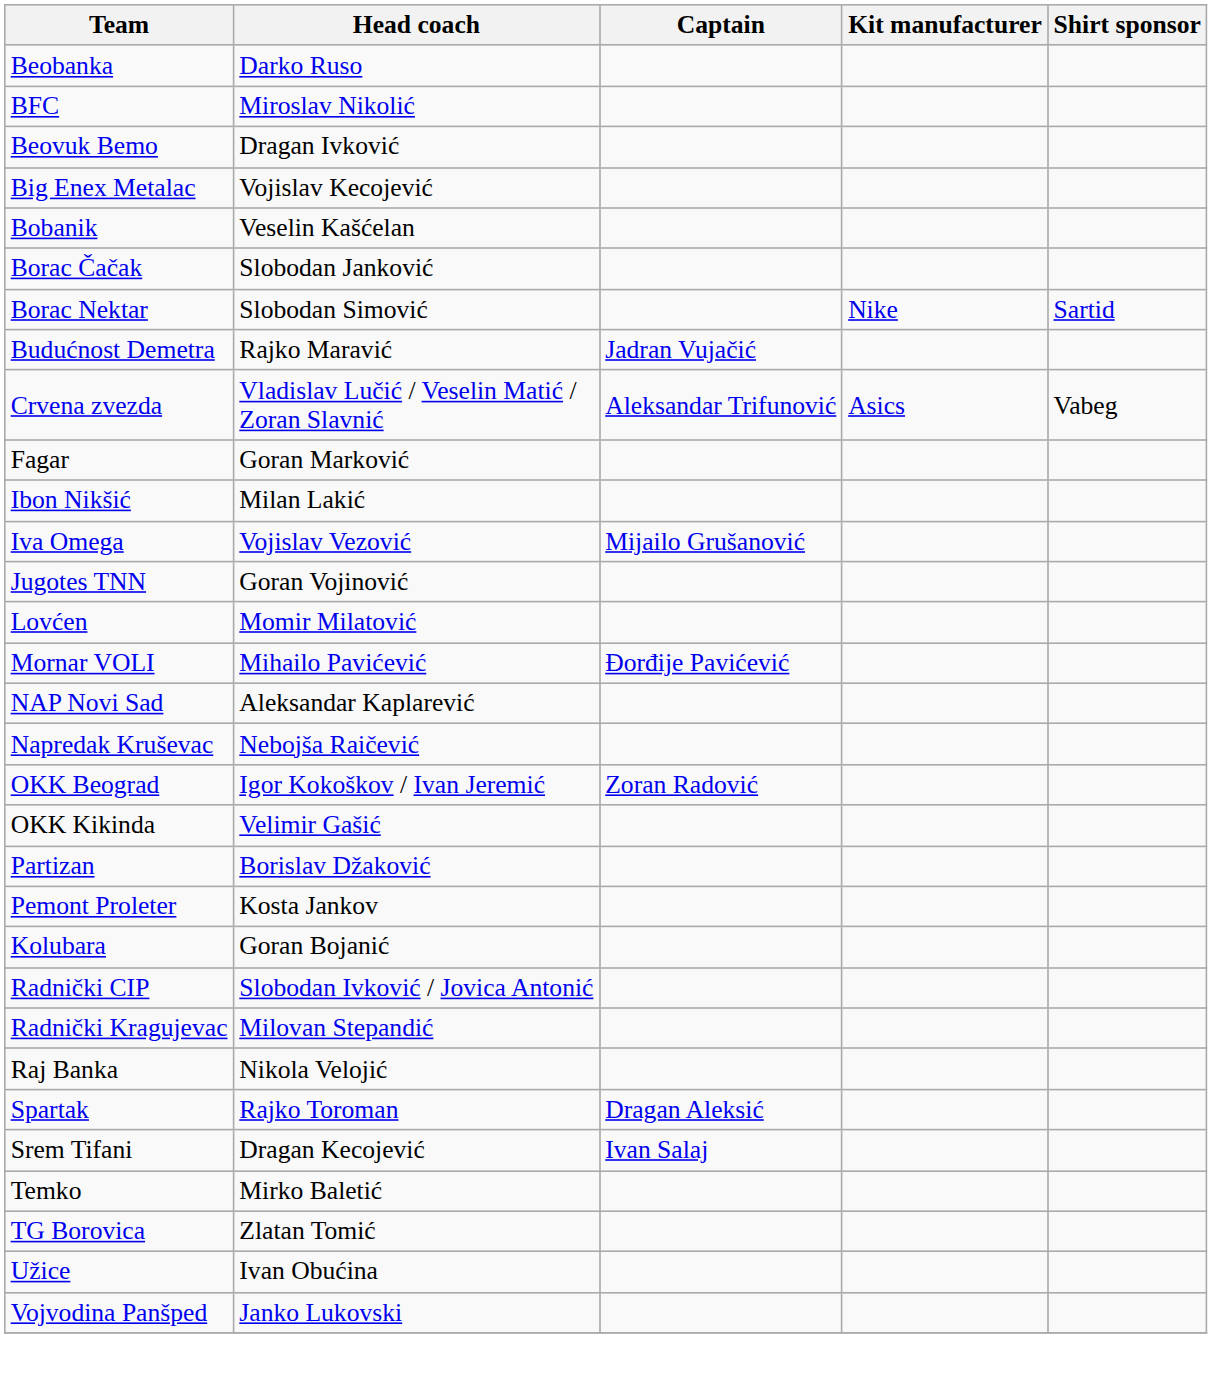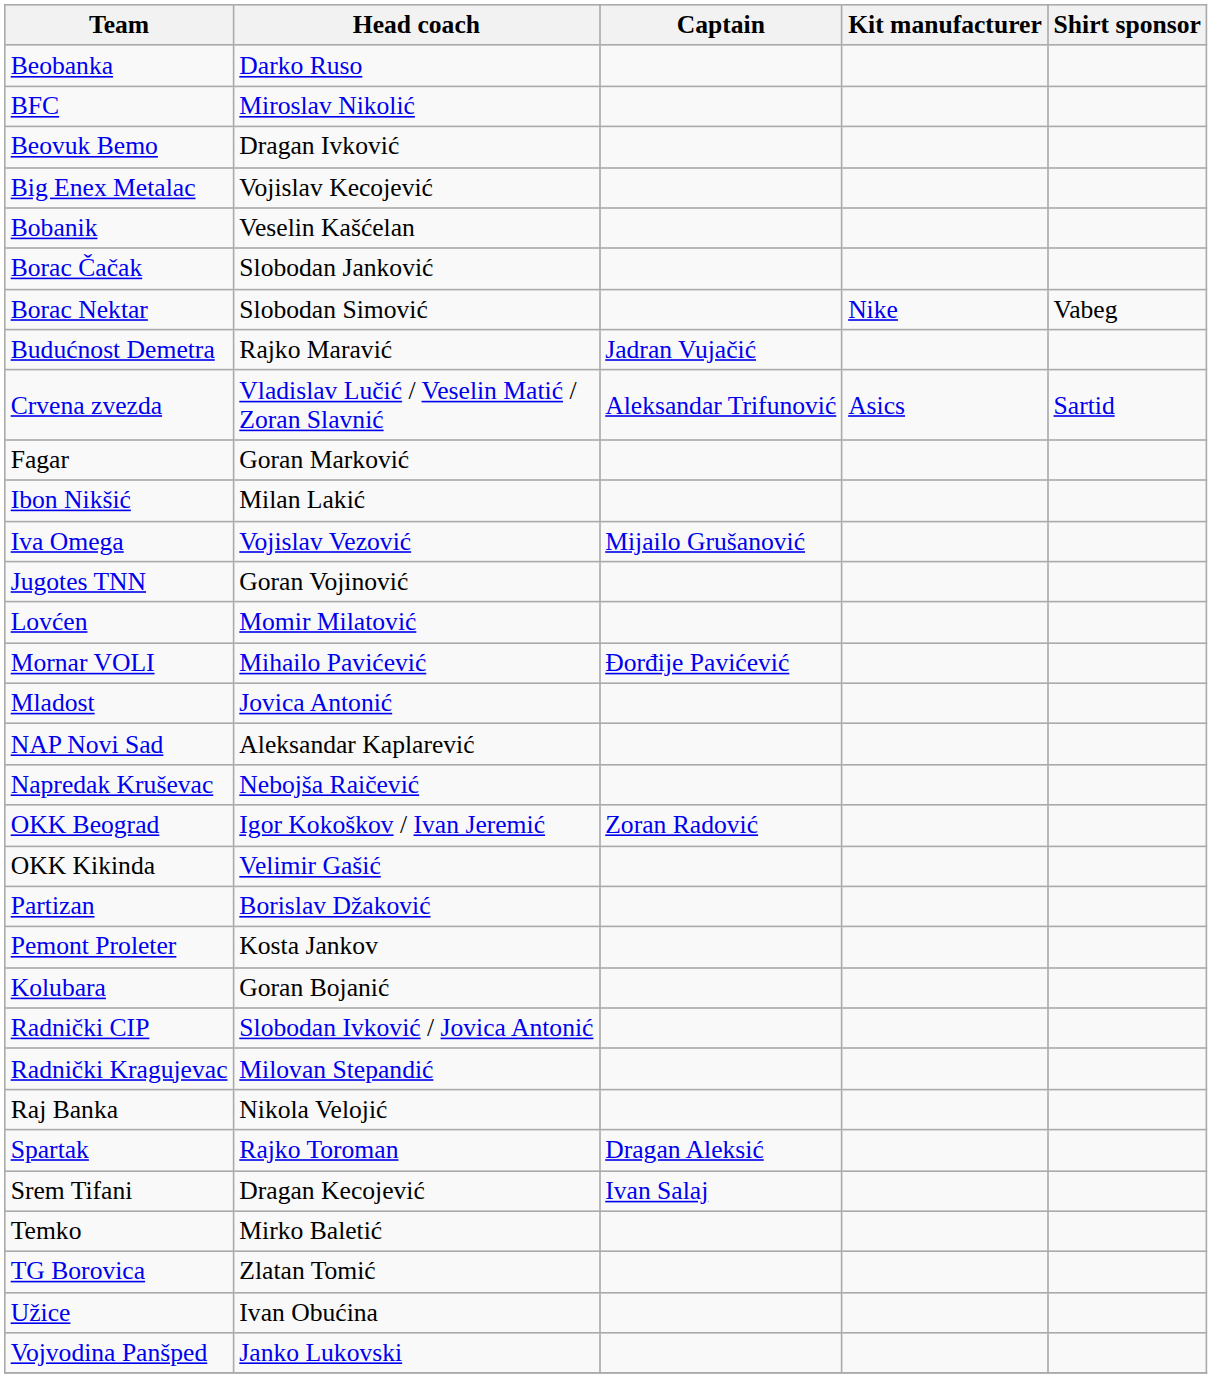(1084, 308) Sartid -> (1086, 308) Vabeg
(1086, 404) Vabeg -> (1084, 404) Sartid
+ row: (53, 703)
